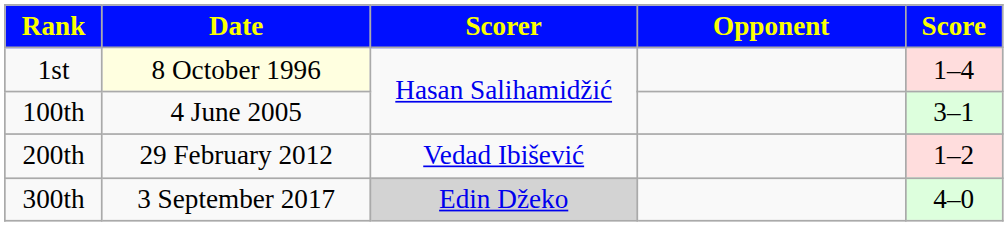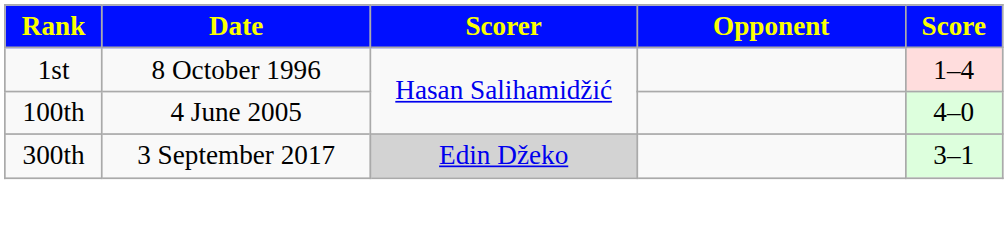(236, 69) lightyellow background -> (236, 69) no background
(954, 112) 3–1 -> (954, 112) 4–0
- row: (54, 155)
(954, 198) 4–0 -> (954, 155) 3–1
